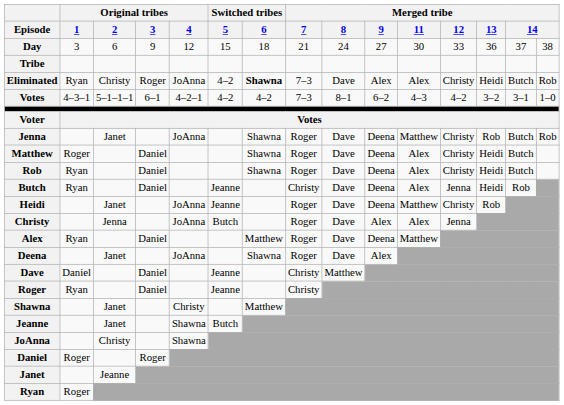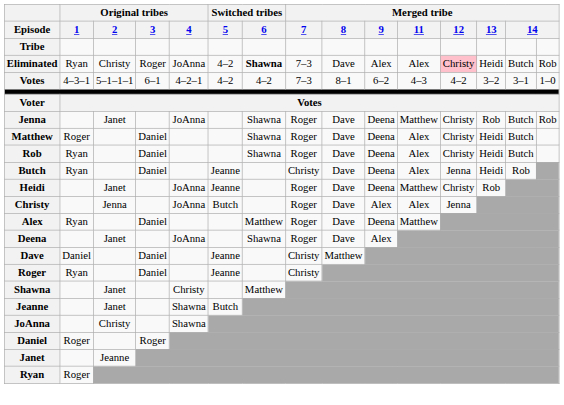- row: (32, 47)
(459, 81) no background -> (459, 64) pink background
